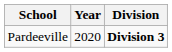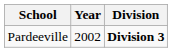(88, 36) 2020 -> (88, 36) 2002
